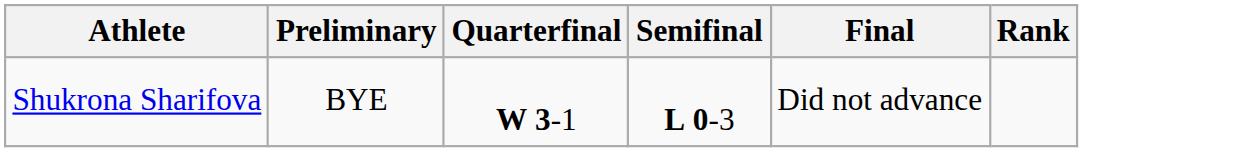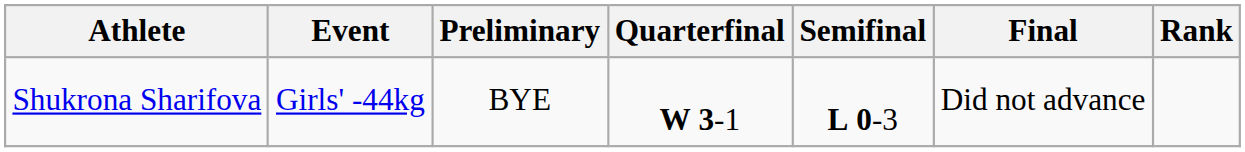+ column: (350, 30)
